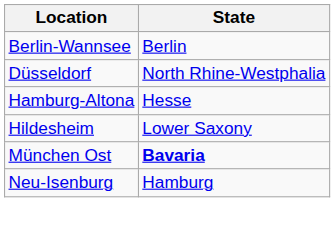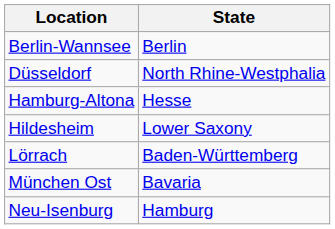+ row: (38, 155)
(174, 155) bold -> (172, 182) normal
